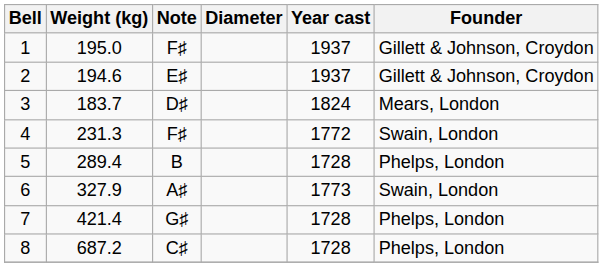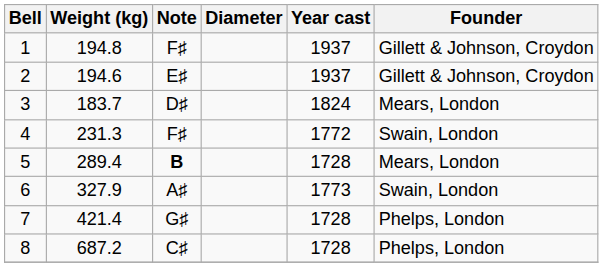(99, 47) 195.0 -> (99, 47) 194.8
(177, 162) normal -> (177, 162) bold
(441, 162) Phelps, London -> (439, 162) Mears, London
